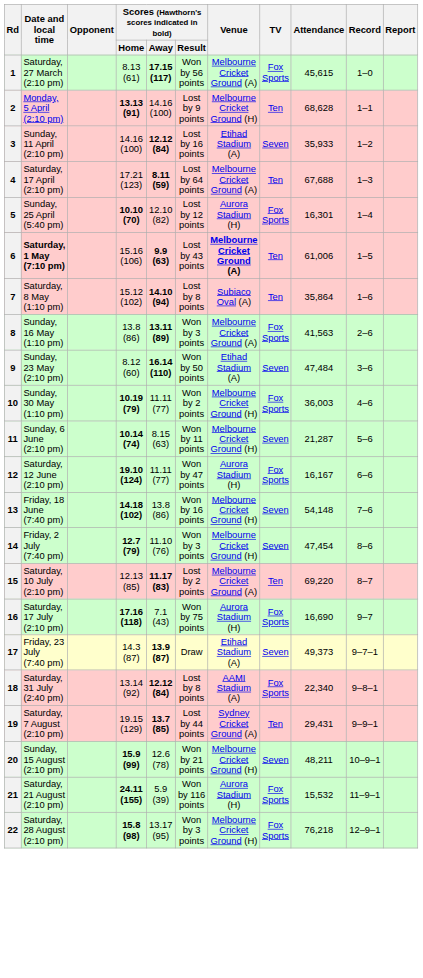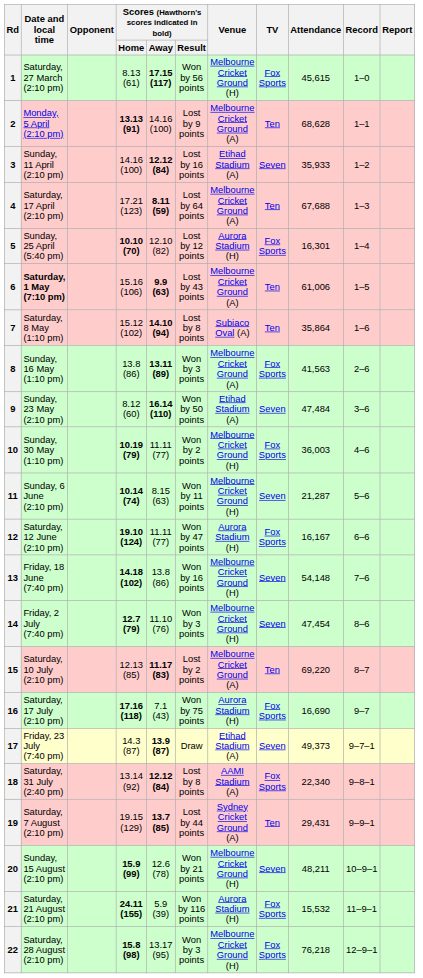(234, 73) Melbourne Cricket Ground (A) -> (232, 78) Melbourne Cricket Ground (H)
(234, 108) Melbourne Cricket Ground (H) -> (232, 124) Melbourne Cricket Ground (A)
(234, 256) bold -> (232, 287) normal
